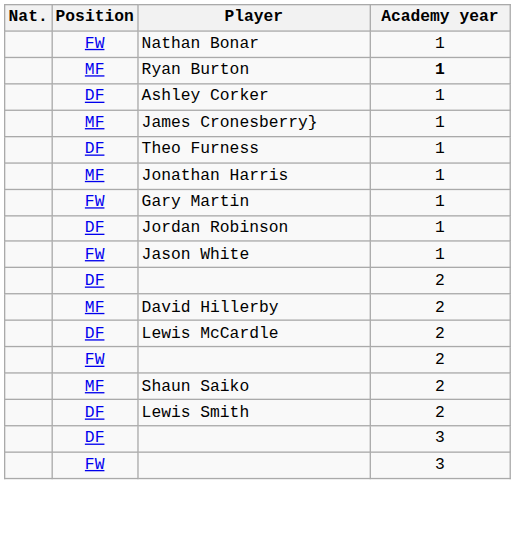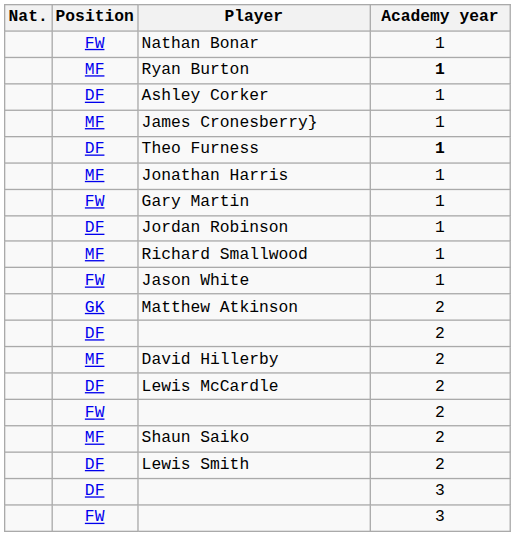(440, 150) normal -> (440, 150) bold
+ row: (95, 255)
+ row: (95, 308)
